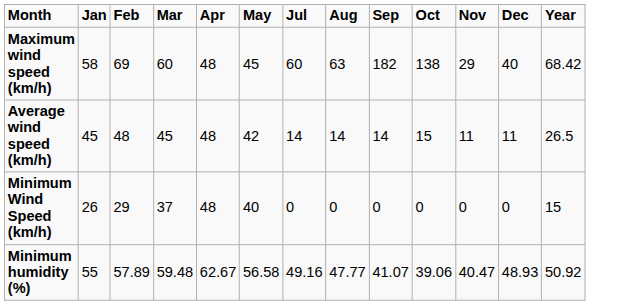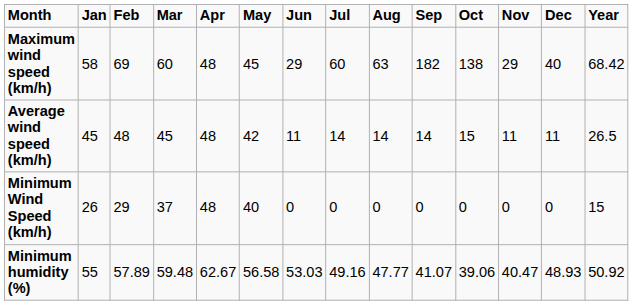+ column: (299, 16)
